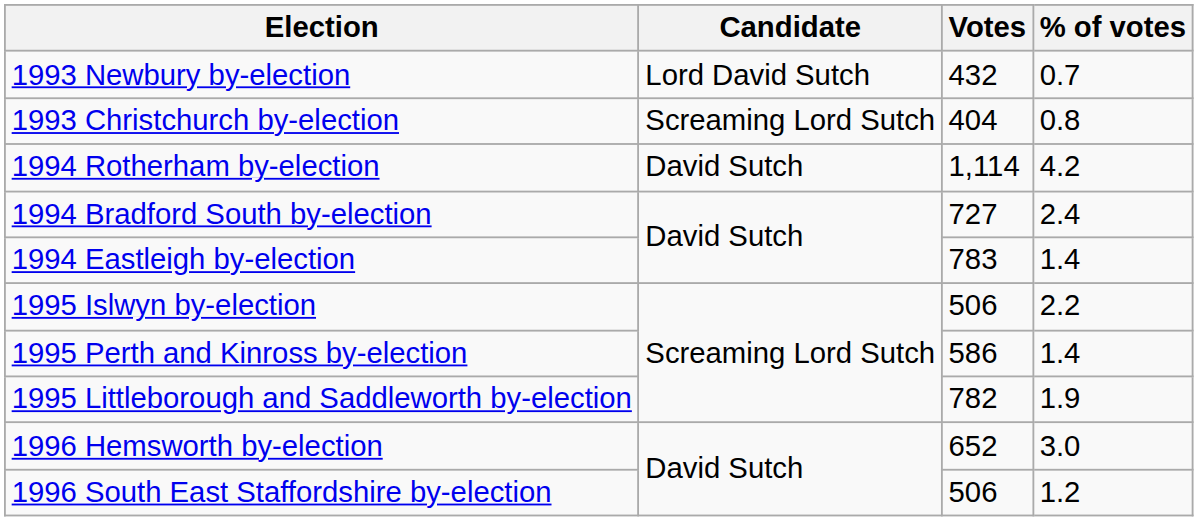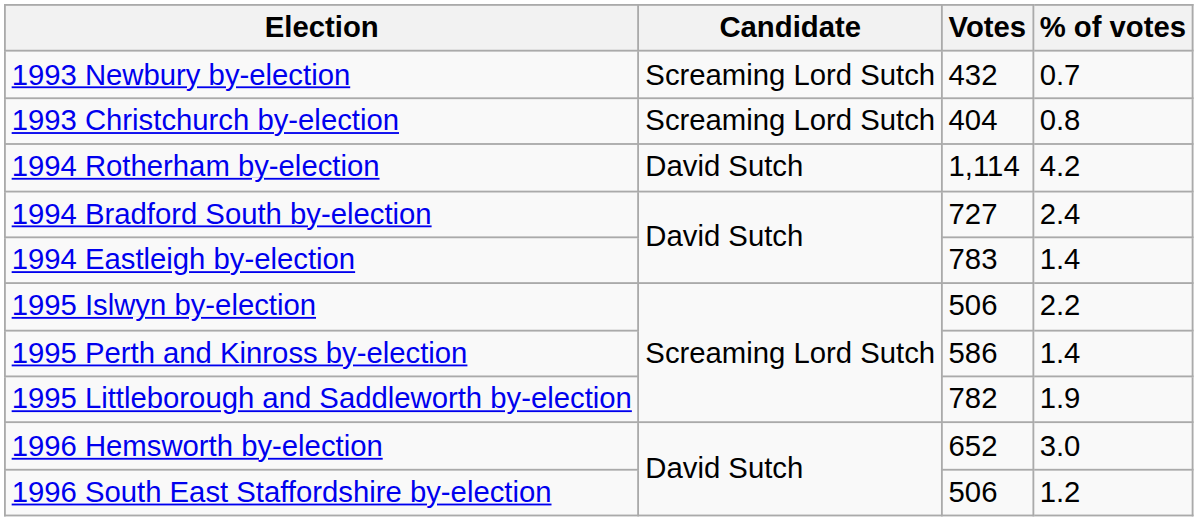(758, 74) Lord David Sutch -> (790, 74) Screaming Lord Sutch
